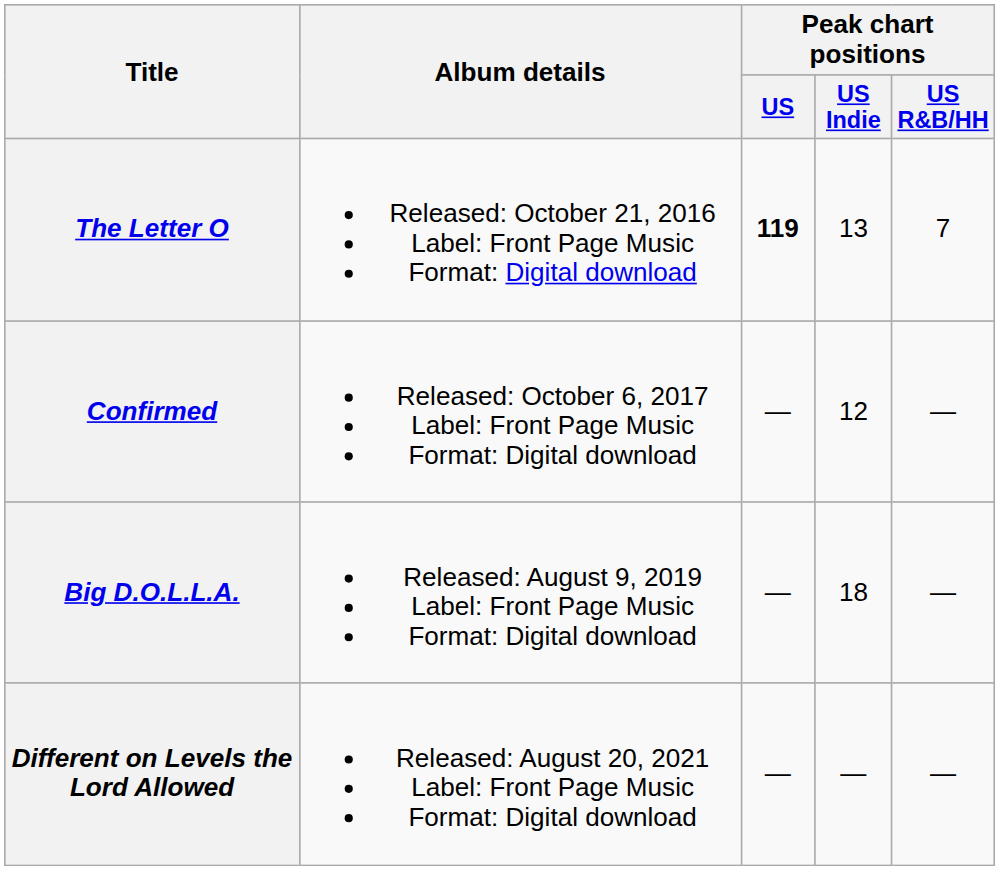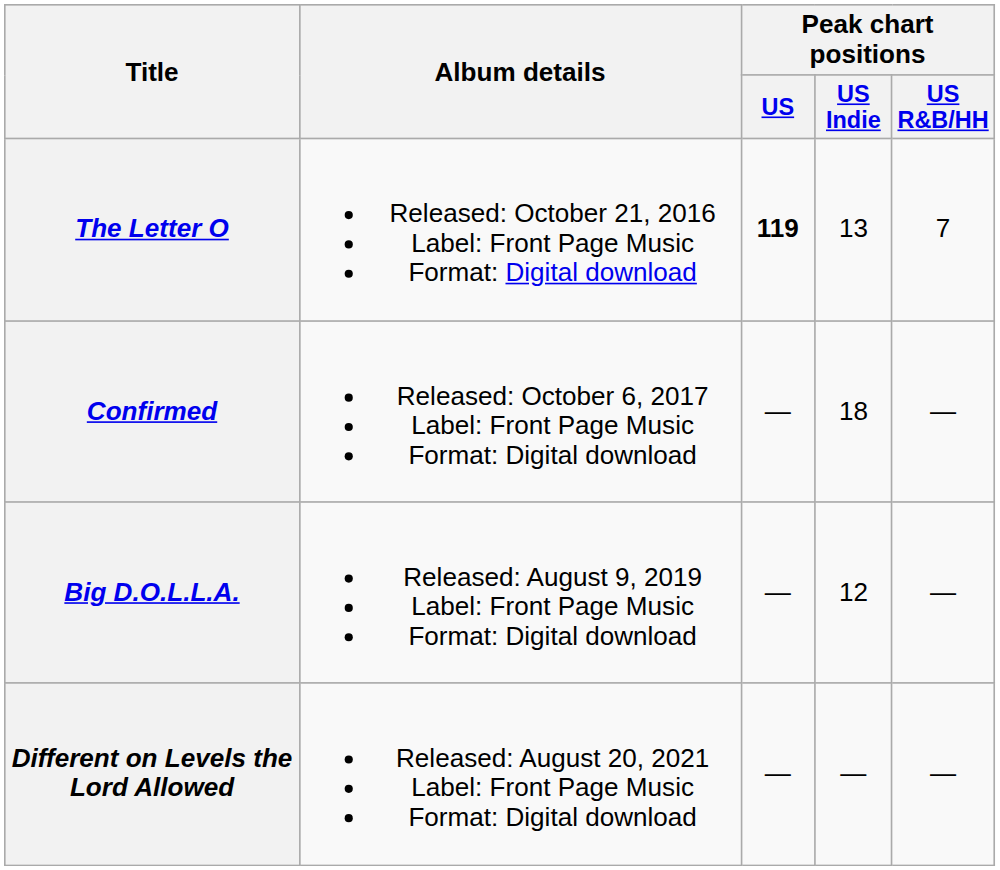(853, 410) 12 -> (853, 410) 18
(853, 592) 18 -> (853, 592) 12
